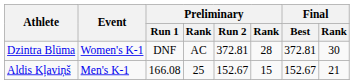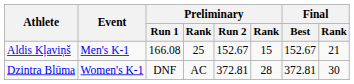rows swapped: (39, 70) <-> (41, 51)
